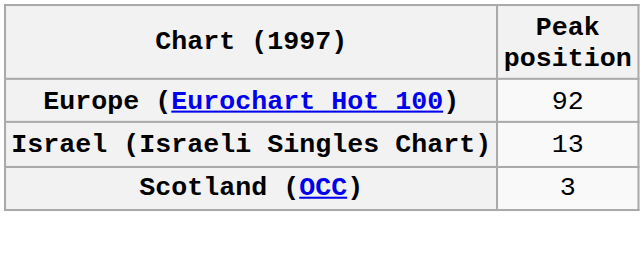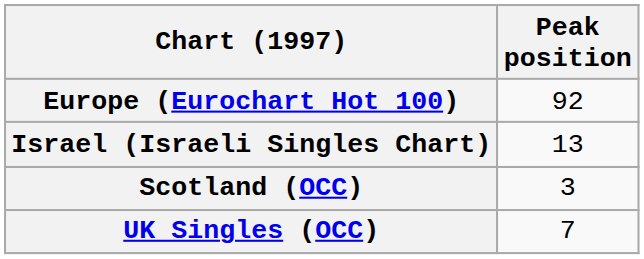+ row: (251, 231)
